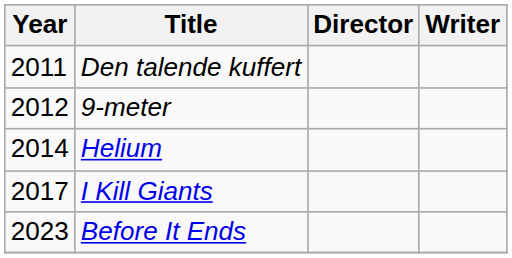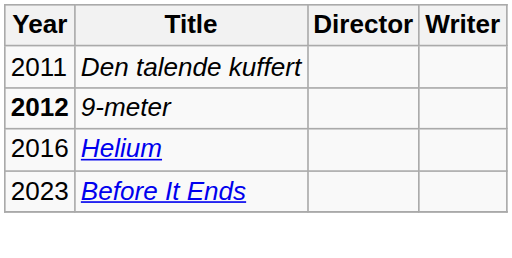(40, 107) normal -> (40, 107) bold
(40, 149) 2014 -> (40, 149) 2016
- row: (147, 190)
